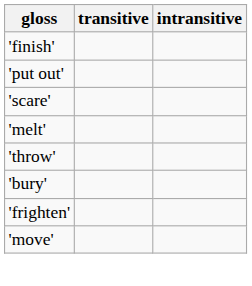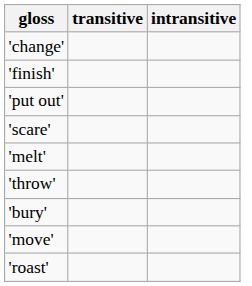+ row: (36, 45)
- row: (39, 211)
+ row: (29, 267)
